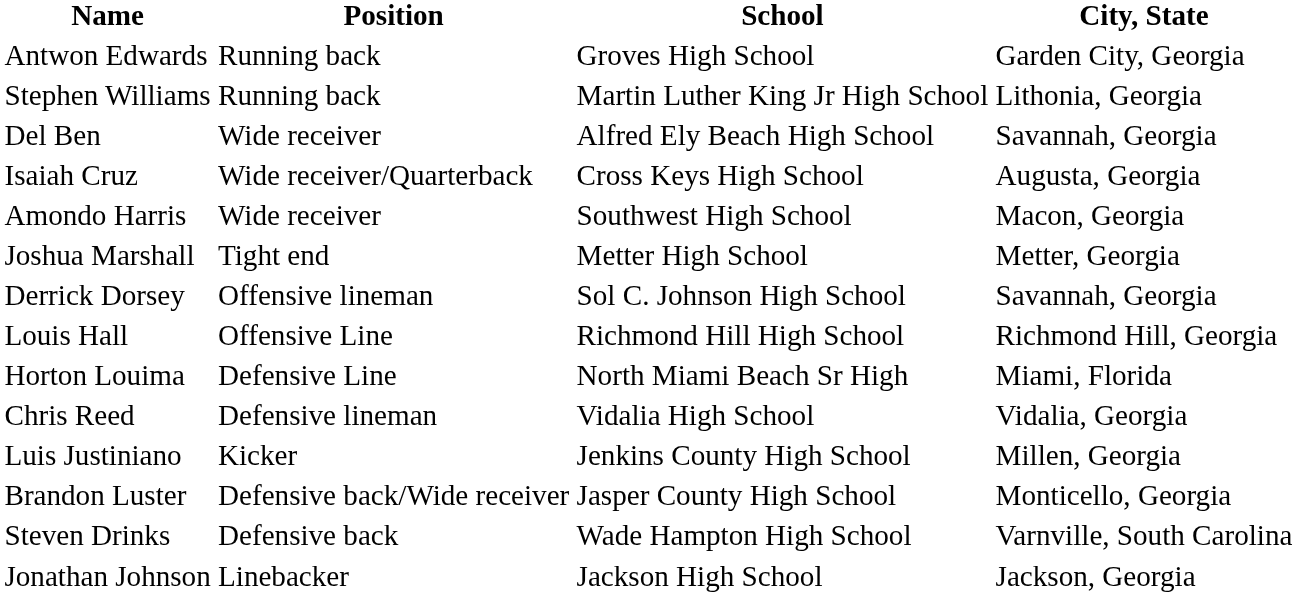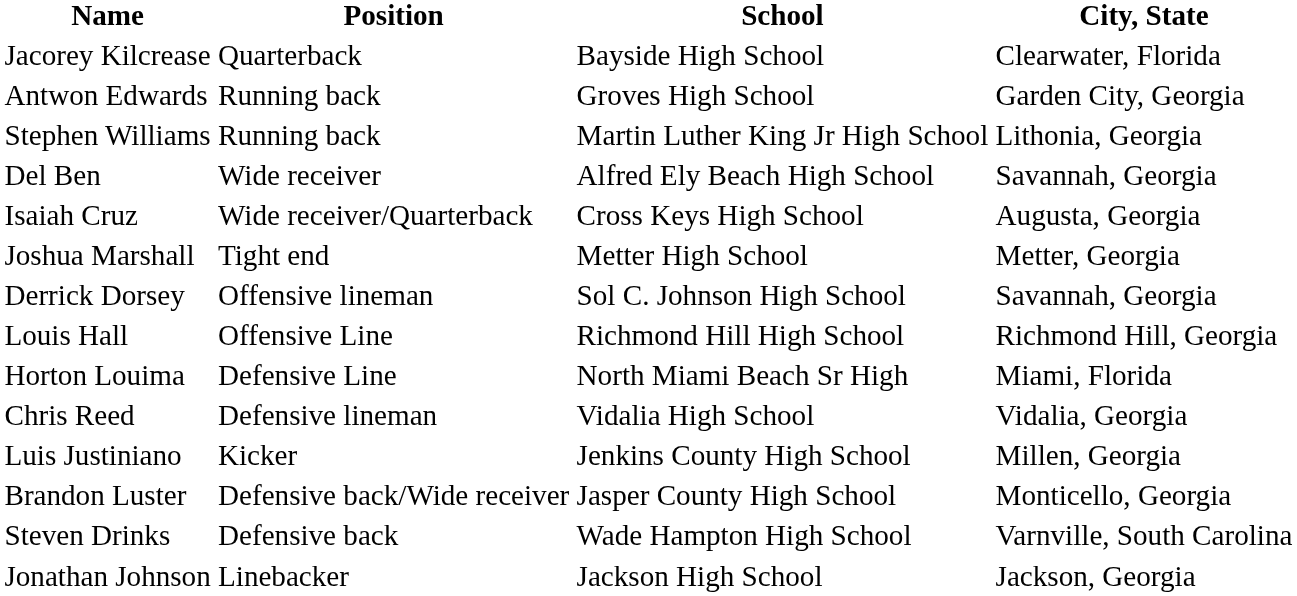+ row: (108, 55)
- row: (95, 215)
